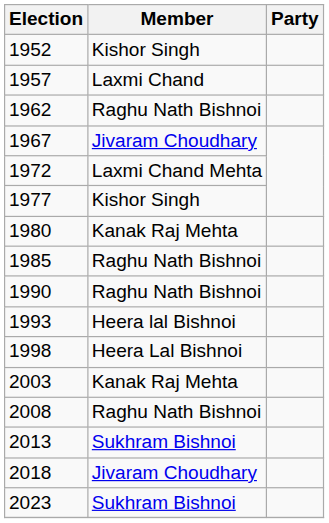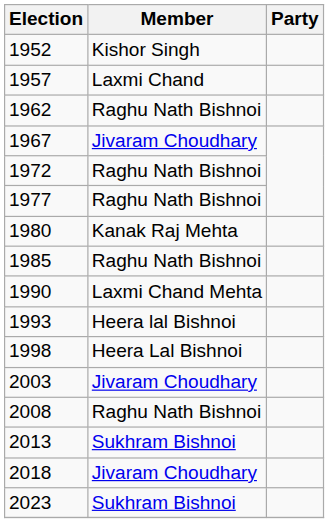(177, 170) Laxmi Chand Mehta -> (176, 170) Raghu Nath Bishnoi
(146, 200) Kishor Singh -> (176, 200) Raghu Nath Bishnoi
(176, 291) Raghu Nath Bishnoi -> (177, 291) Laxmi Chand Mehta
(165, 381) Kanak Raj Mehta -> (174, 381) Jivaram Choudhary
